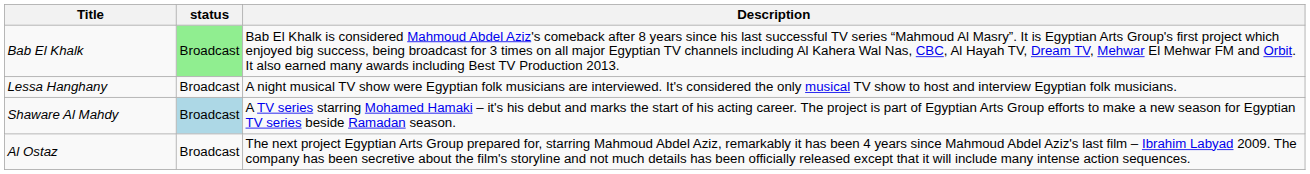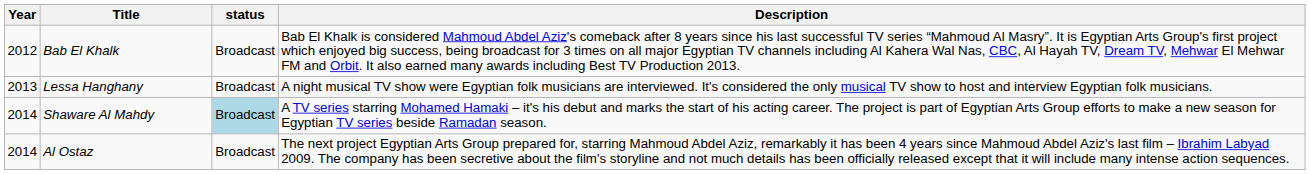+ column: (22, 15)
(209, 51) lightgreen background -> (245, 51) no background
